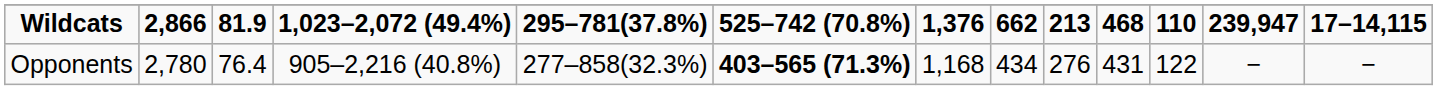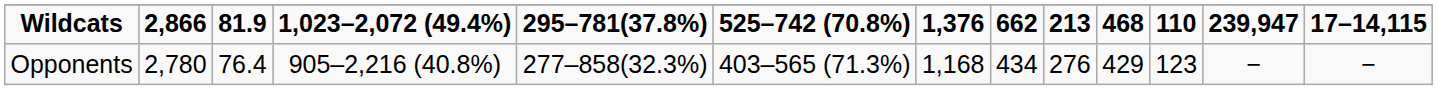(815, 63) bold -> (815, 63) normal
(1123, 63) 431 -> (1123, 63) 429
(1176, 63) 122 -> (1176, 63) 123
